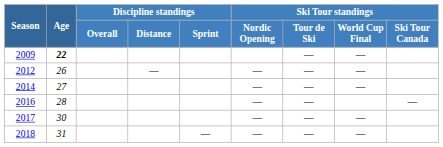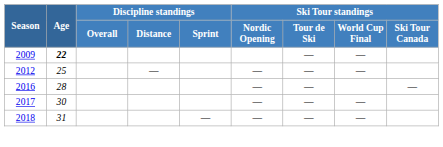(61, 71) 26 -> (61, 71) 25
- row: (25, 87)
